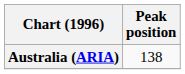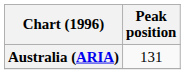(151, 56) 138 -> (151, 56) 131
